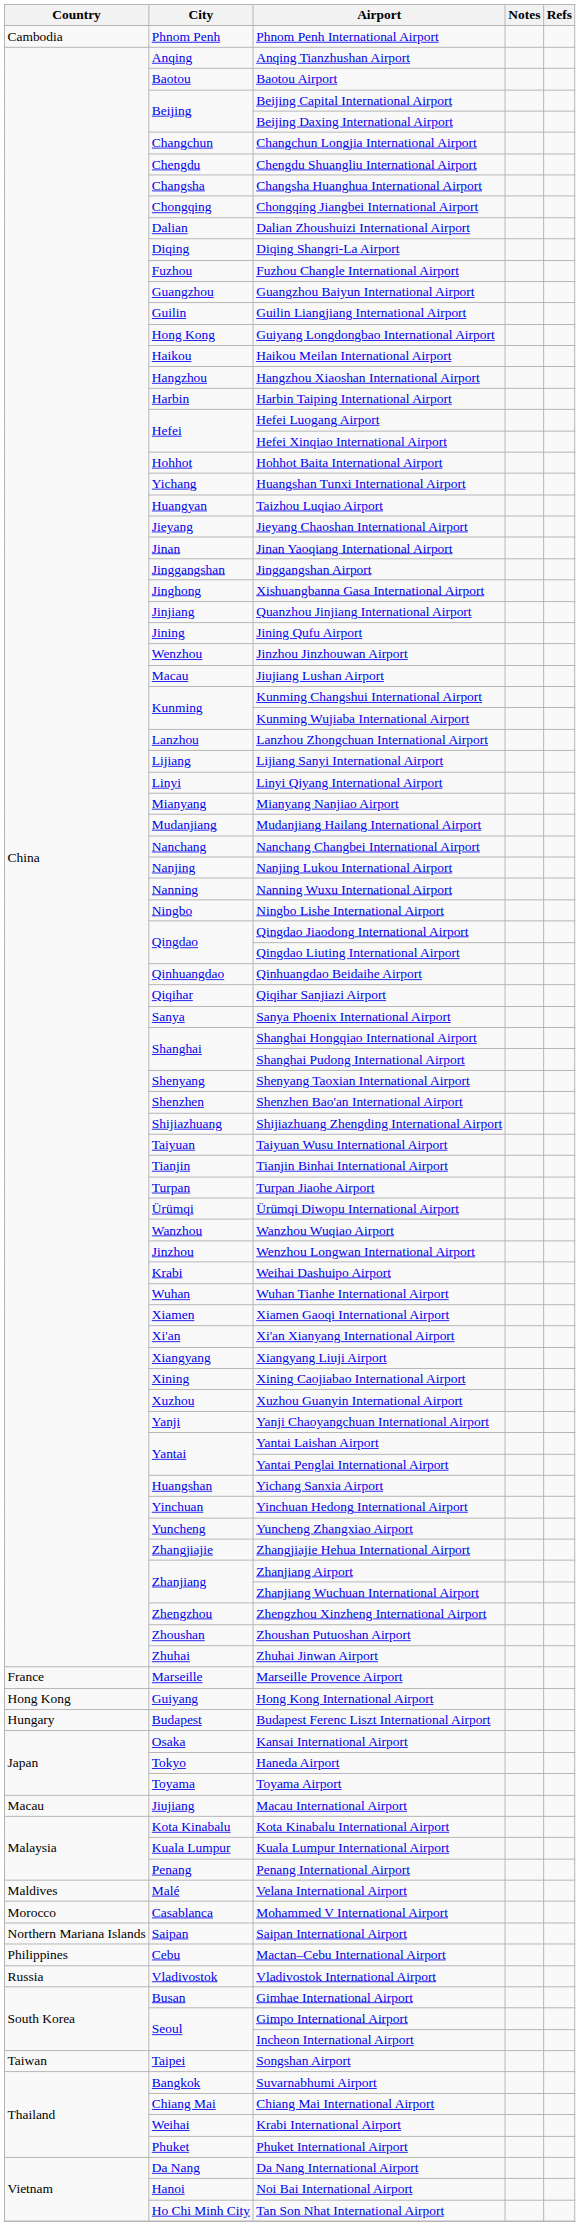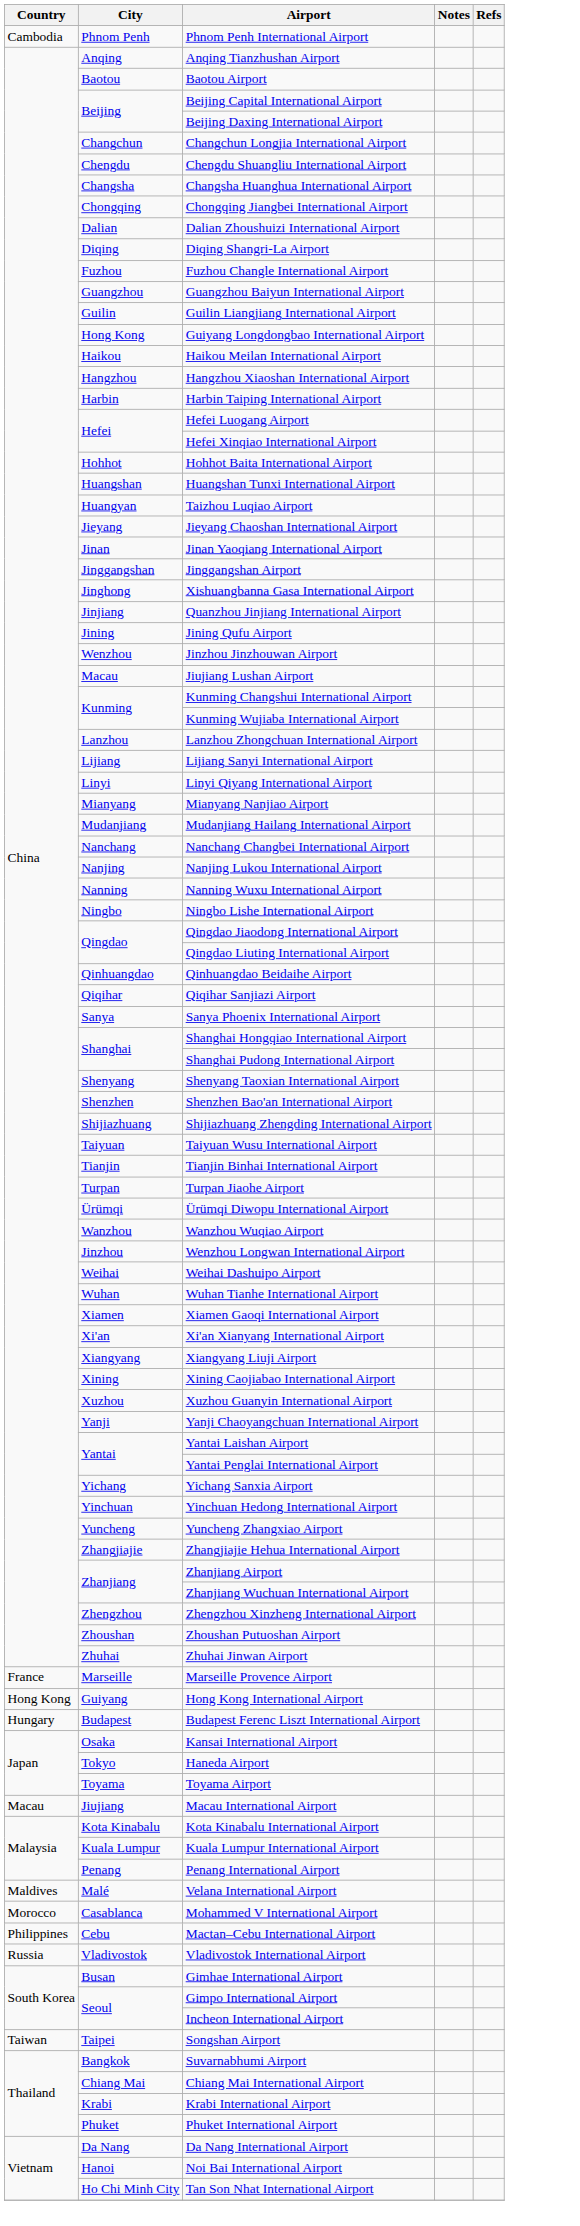(174, 484) Yichang -> (112, 484) Huangshan
(167, 1272) Krabi -> (100, 1272) Weihai
(182, 1485) Huangshan -> (104, 1485) Yichang
- row: (332, 1933)
(171, 2125) Weihai -> (97, 2104) Krabi
